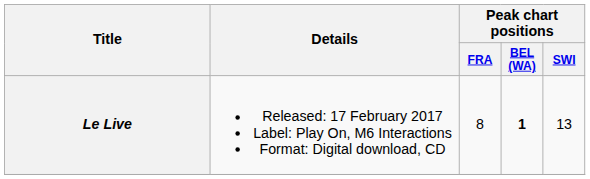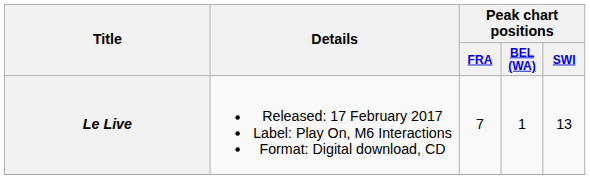(480, 125) 8 -> (480, 125) 7
(522, 125) bold -> (522, 125) normal
